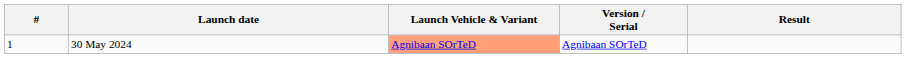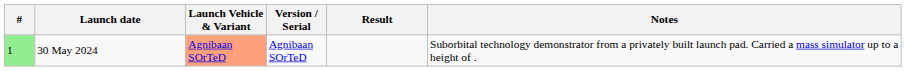+ column: (664, 19)
(10, 44) no background -> (10, 50) lightgreen background
